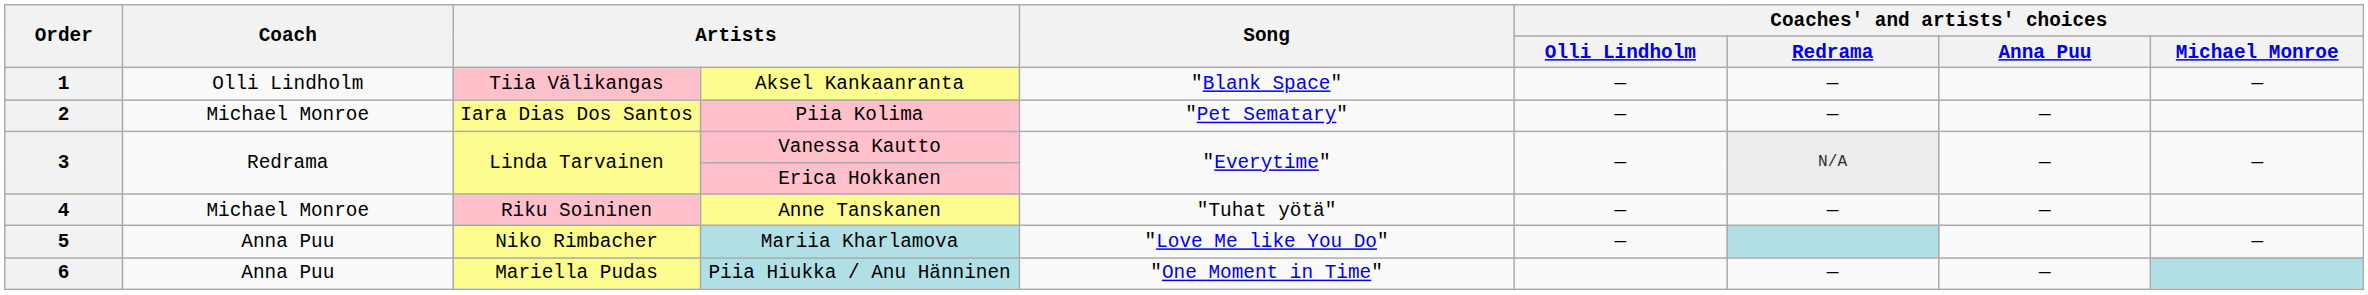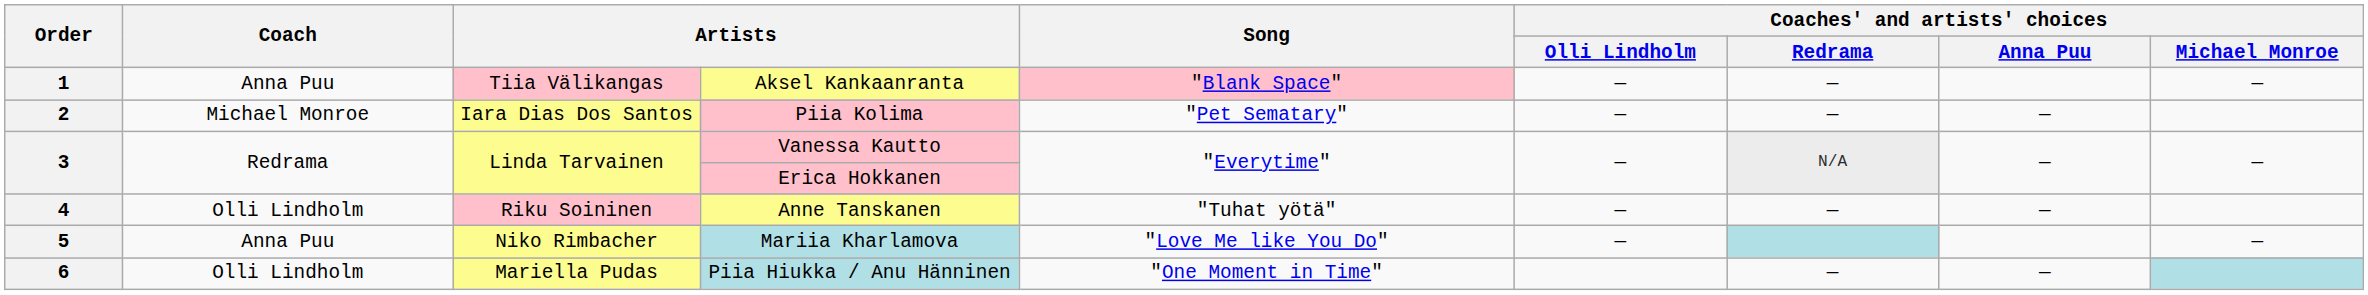(288, 84) Olli Lindholm -> (288, 84) Anna Puu
(1267, 84) no background -> (1267, 84) pink background
(288, 210) Michael Monroe -> (288, 210) Olli Lindholm
(288, 273) Anna Puu -> (288, 273) Olli Lindholm
